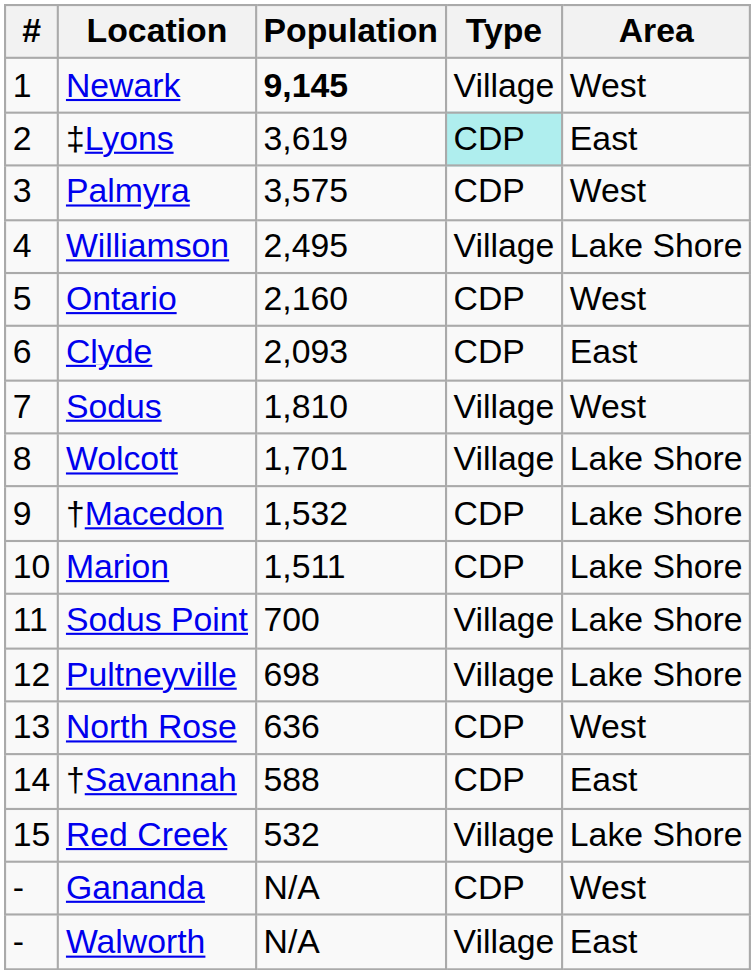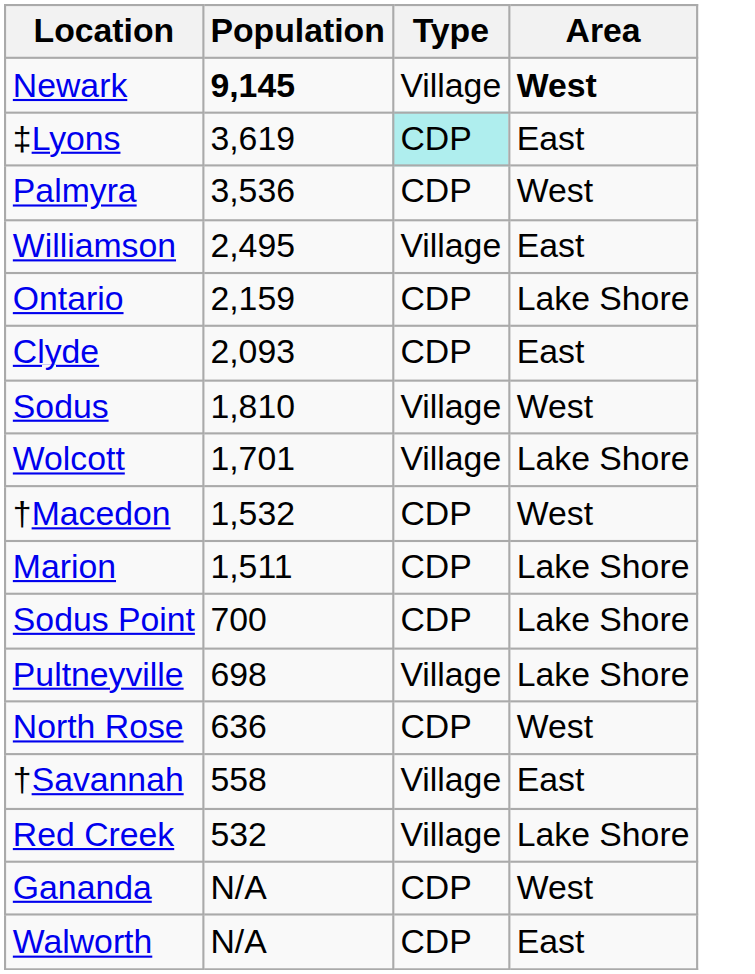- column: (32, 31)
(608, 84) normal -> (557, 84) bold
(306, 191) 3,575 -> (253, 191) 3,536
(656, 245) Lake Shore -> (551, 245) East
(306, 298) 2,160 -> (253, 298) 2,159
(608, 298) West -> (603, 298) Lake Shore
(656, 513) Lake Shore -> (555, 513) West
(504, 620) Village -> (436, 620) CDP
(292, 780) 588 -> (239, 780) 558
(489, 780) CDP -> (451, 780) Village
(504, 941) Village -> (436, 941) CDP
